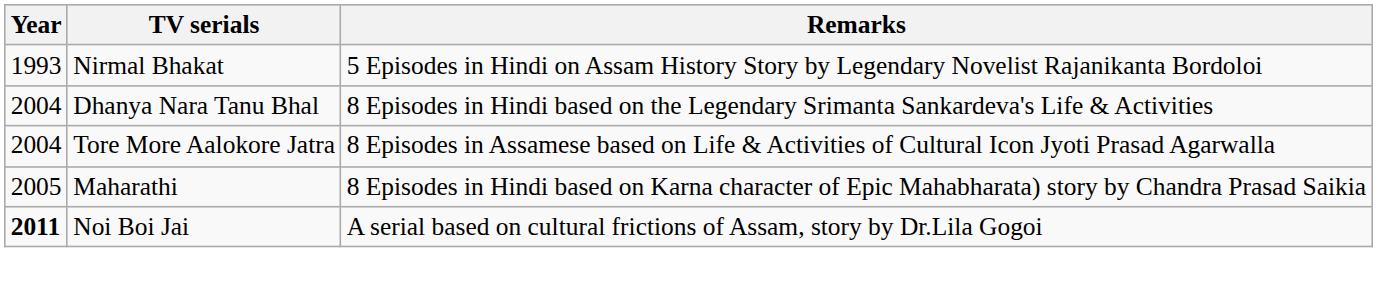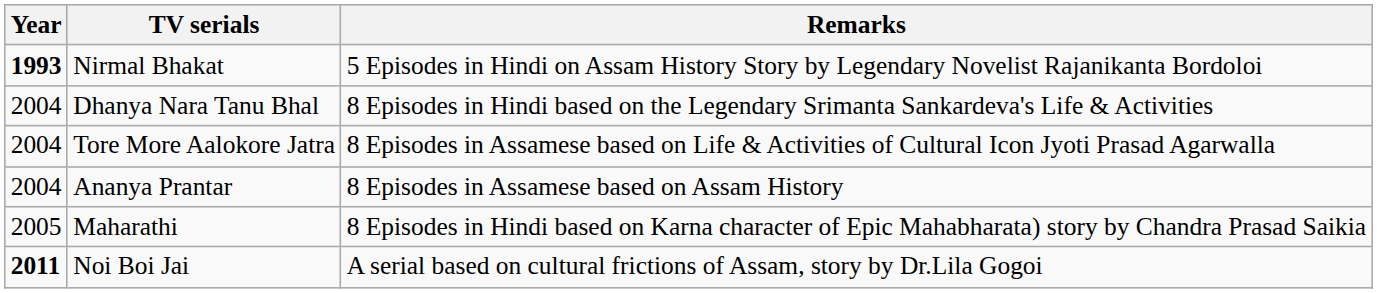(36, 65) normal -> (36, 65) bold
+ row: (153, 186)
